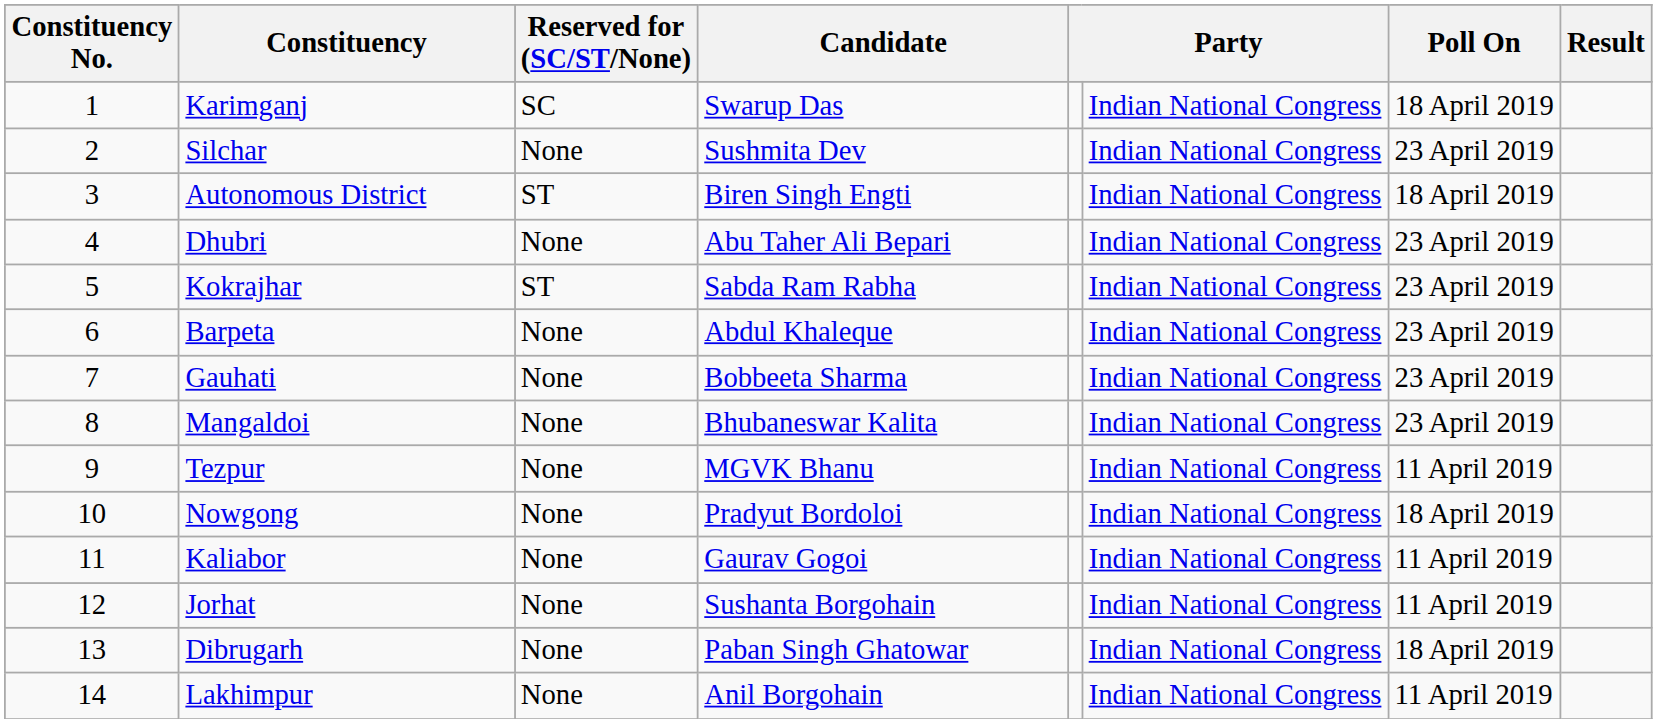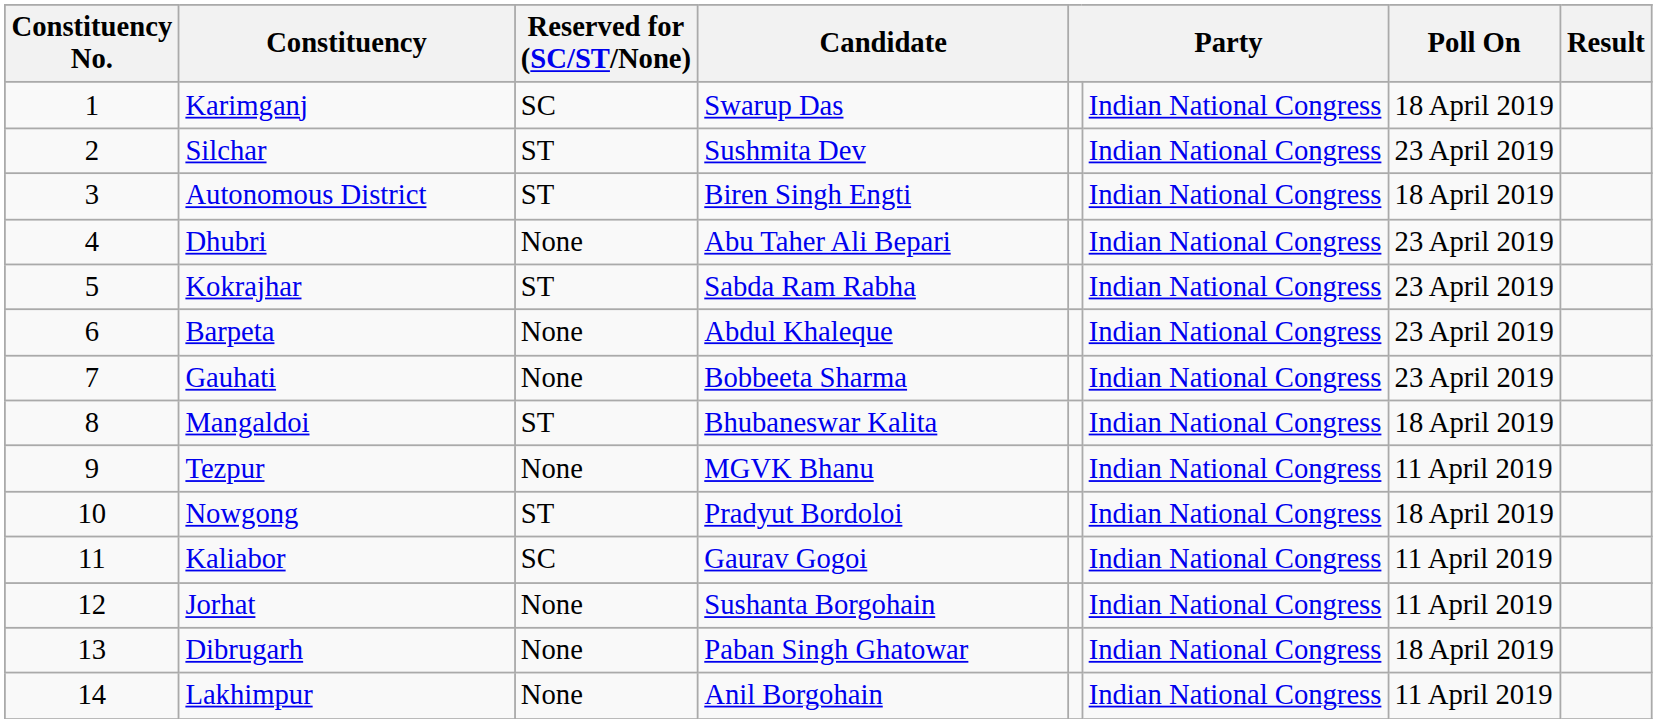(552, 150) None -> (538, 150) ST
(552, 422) None -> (538, 422) ST
(1474, 422) 23 April 2019 -> (1474, 422) 18 April 2019
(552, 513) None -> (538, 513) ST
(552, 559) None -> (538, 559) SC
